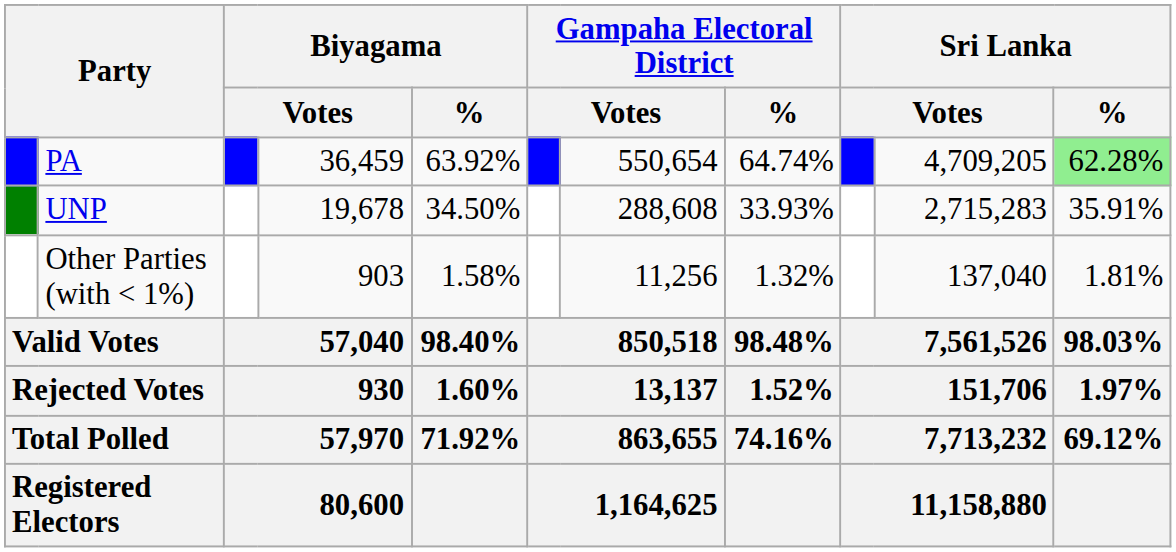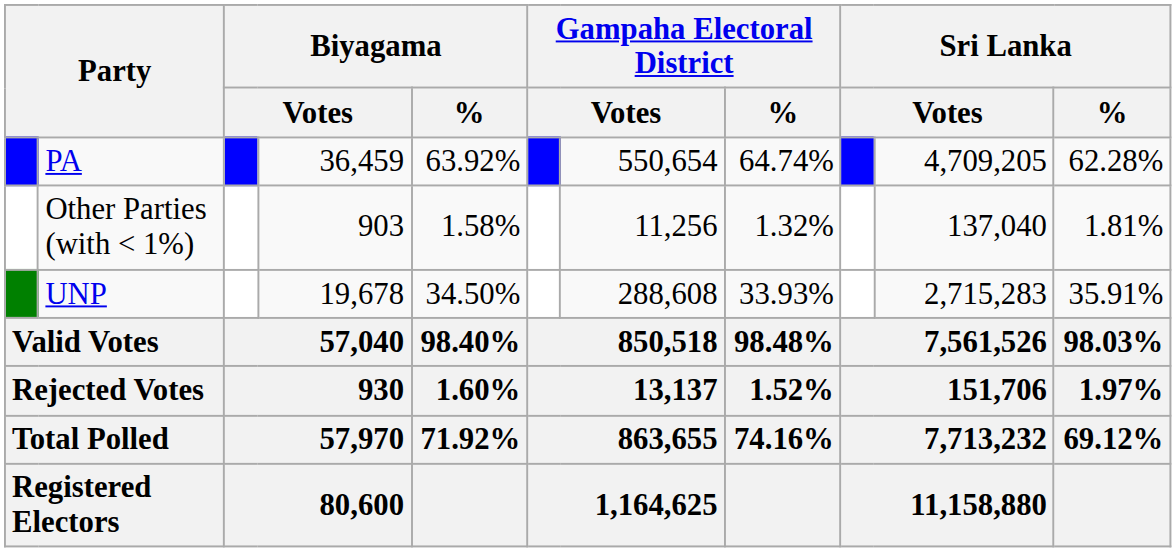(1116, 160) lightgreen background -> (1116, 160) no background
rows swapped: (76, 209) <-> (126, 275)
